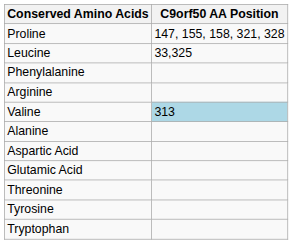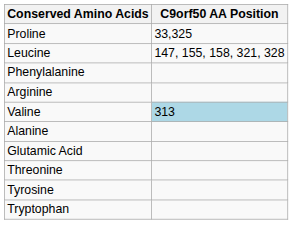(219, 33) 147, 155, 158, 321, 328 -> (173, 33) 33,325
(173, 53) 33,325 -> (219, 53) 147, 155, 158, 321, 328
- row: (43, 151)
